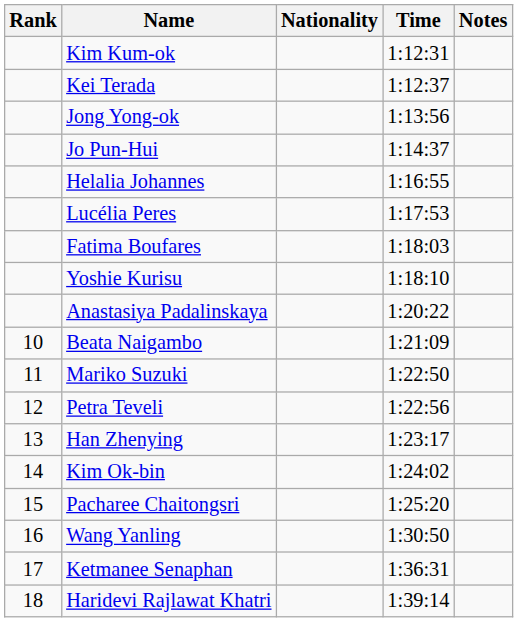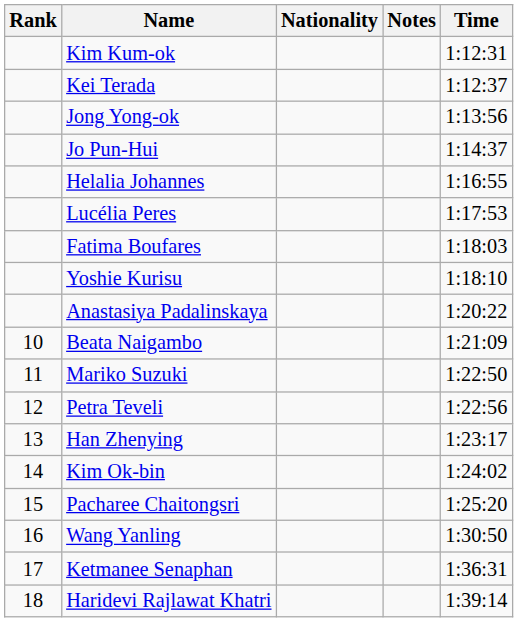columns swapped: (418, 20) <-> (483, 20)
